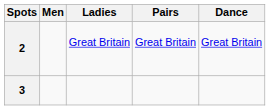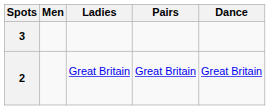rows swapped: (22, 90) <-> (22, 48)
